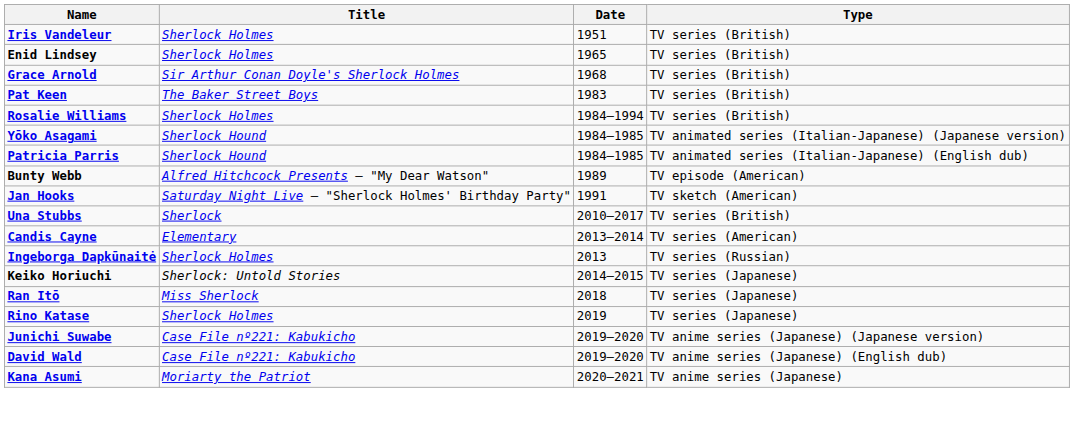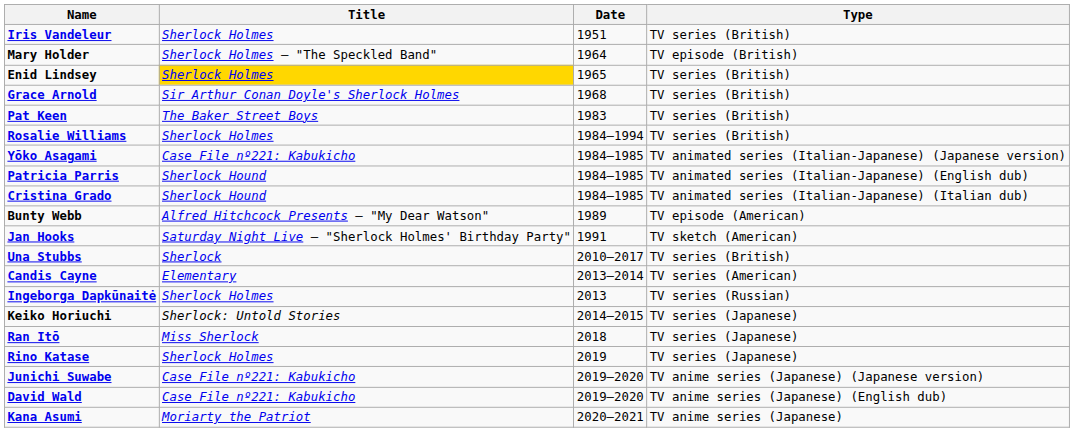+ row: (48, 55)
(218, 55) no background -> (218, 75) gold background
(214, 135) Sherlock Hound -> (259, 155) Case File nº221: Kabukicho
+ row: (59, 196)
